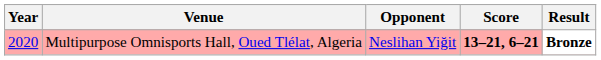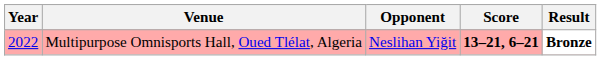(23, 42) 2020 -> (23, 42) 2022
